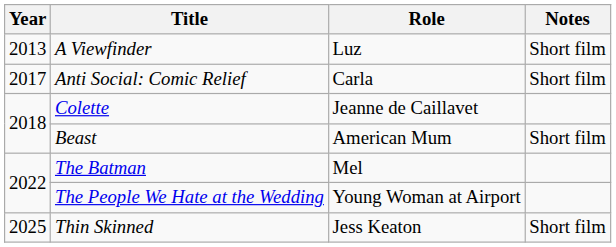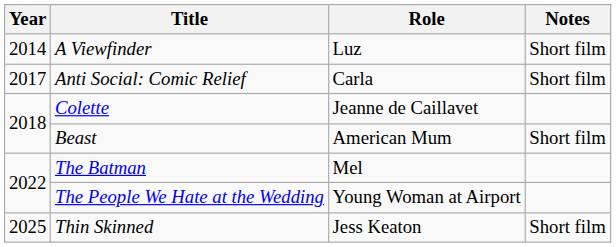(28, 49) 2013 -> (28, 49) 2014
